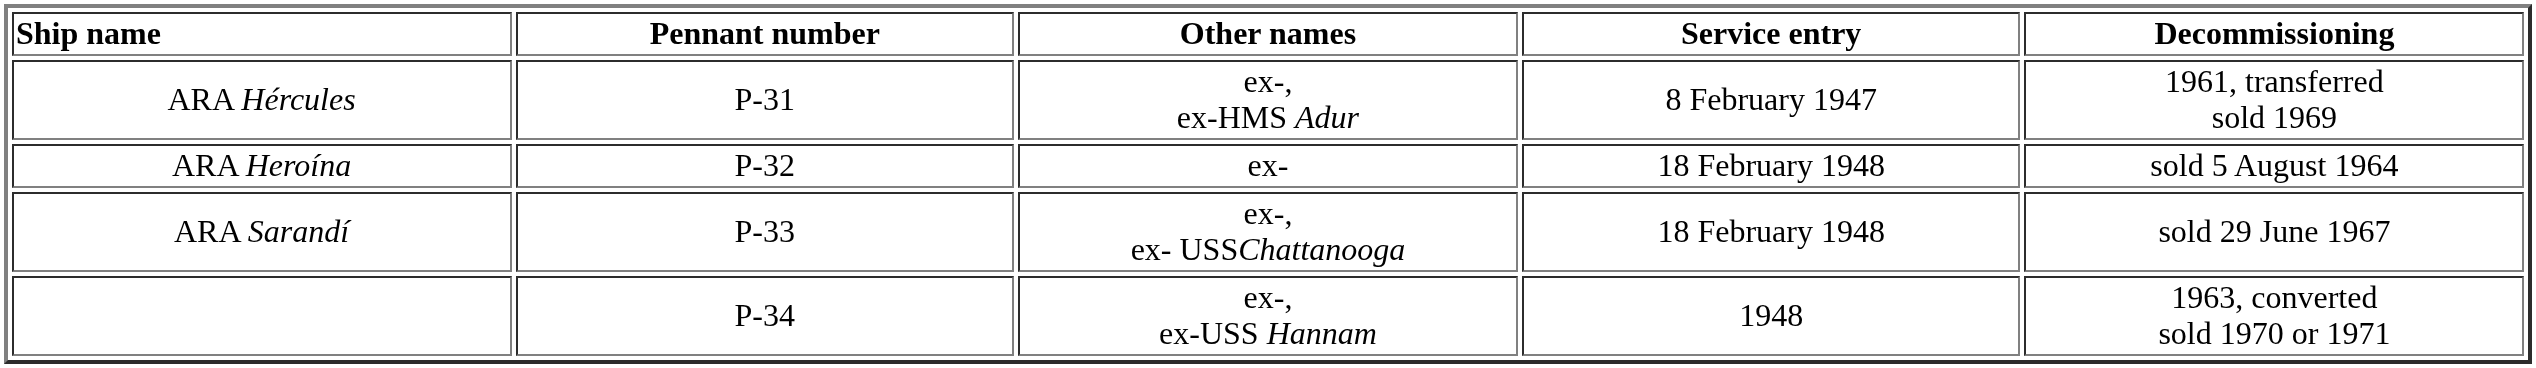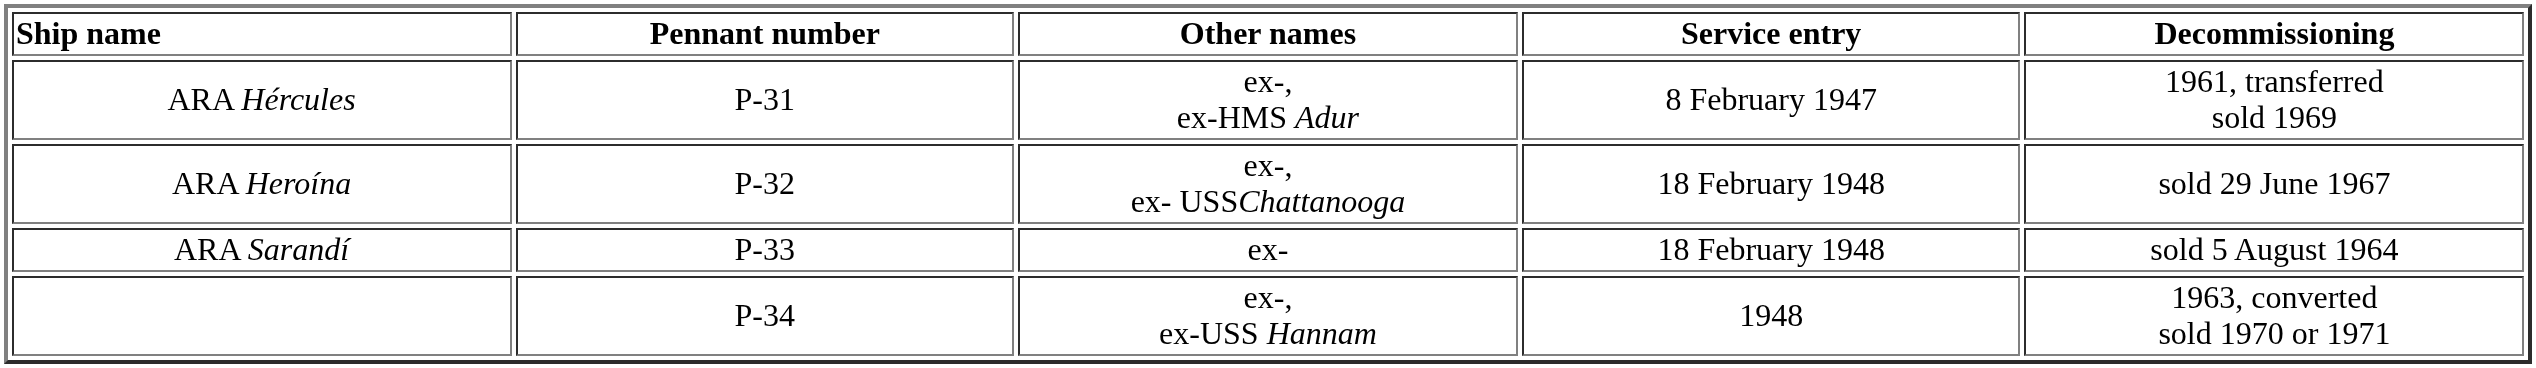(1268, 165) ex- -> (1268, 183) ex-, ex- USSChattanooga
(2274, 165) sold 5 August 1964 -> (2274, 183) sold 29 June 1967
(1268, 231) ex-, ex- USSChattanooga -> (1268, 249) ex-
(2274, 231) sold 29 June 1967 -> (2274, 249) sold 5 August 1964
